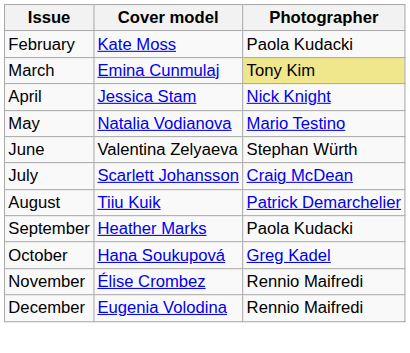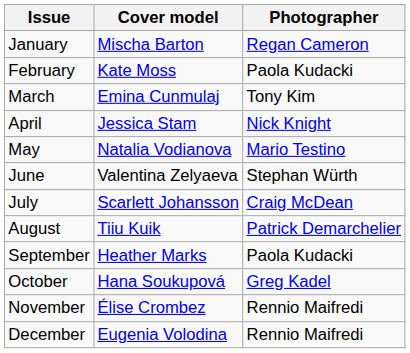+ row: (38, 44)
(281, 70) khaki background -> (281, 96) no background
